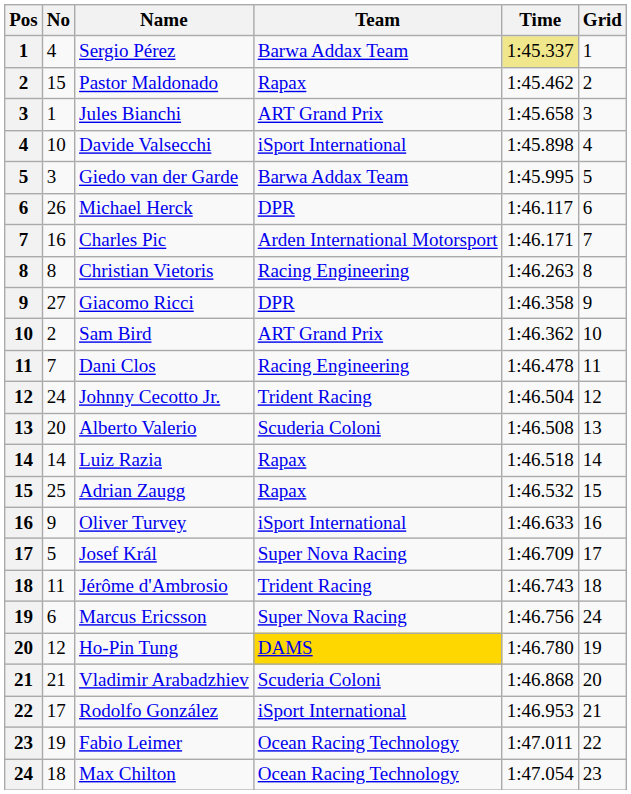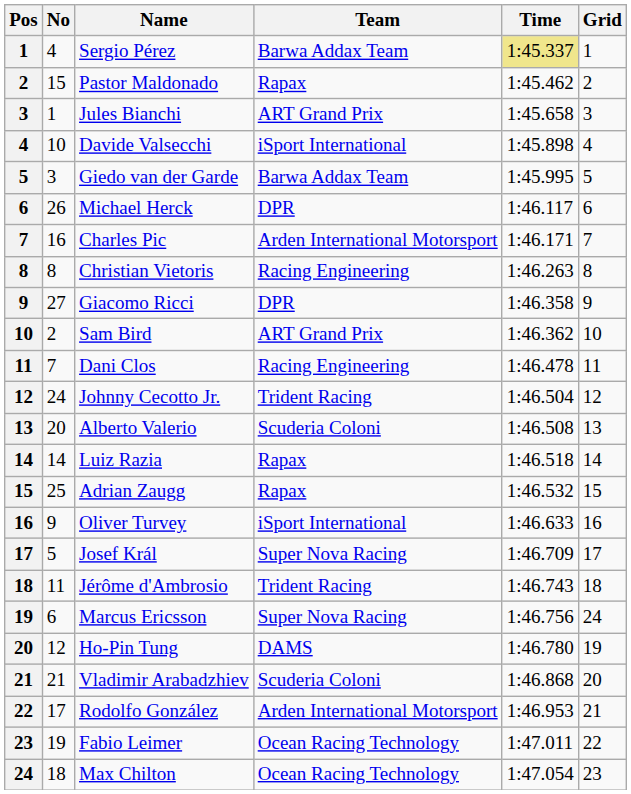(285, 648) gold background -> (285, 648) no background
(332, 710) iSport International -> (378, 710) Arden International Motorsport
